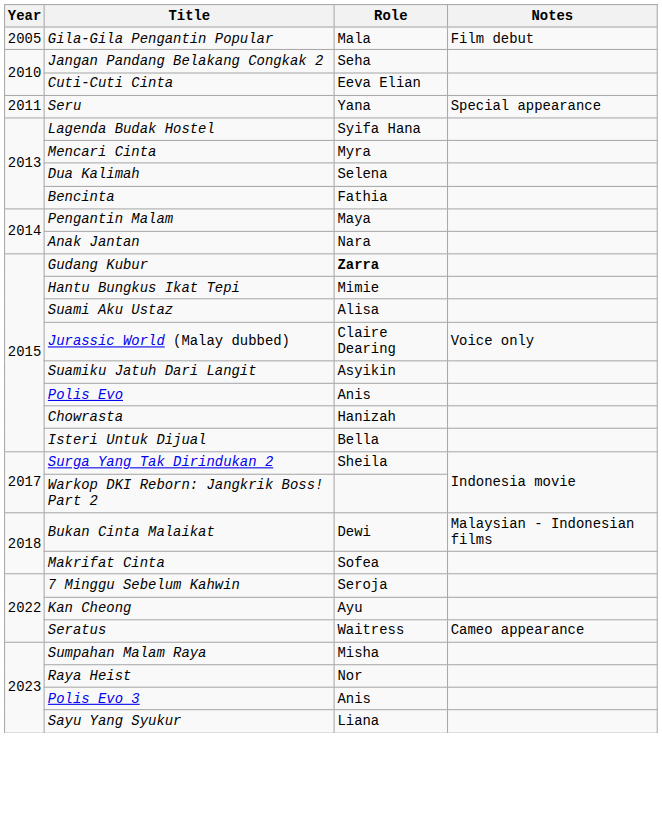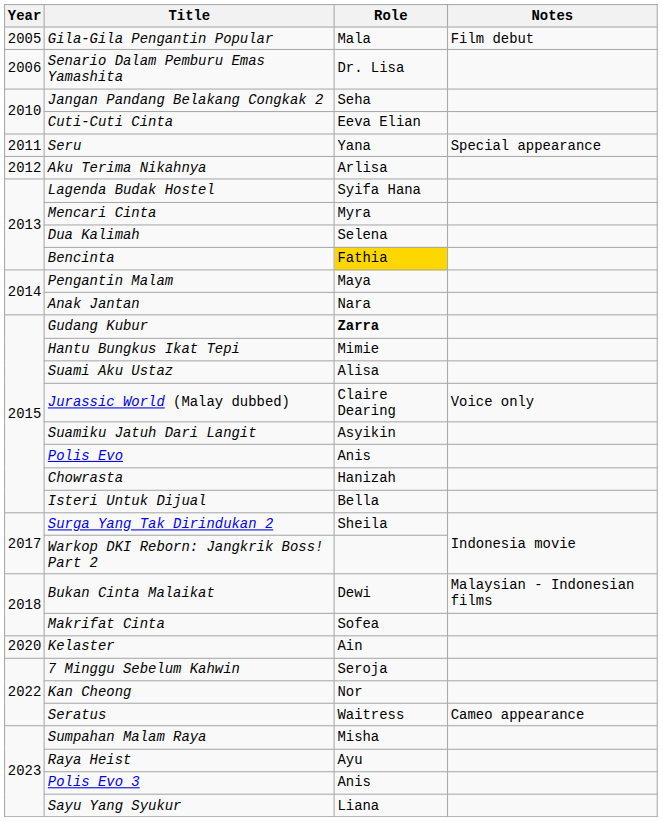+ row: (156, 69)
+ row: (127, 168)
(363, 197) no background -> (363, 259) gold background
+ row: (81, 647)
(350, 608) Ayu -> (350, 692) Nor
(350, 676) Nor -> (350, 760) Ayu
